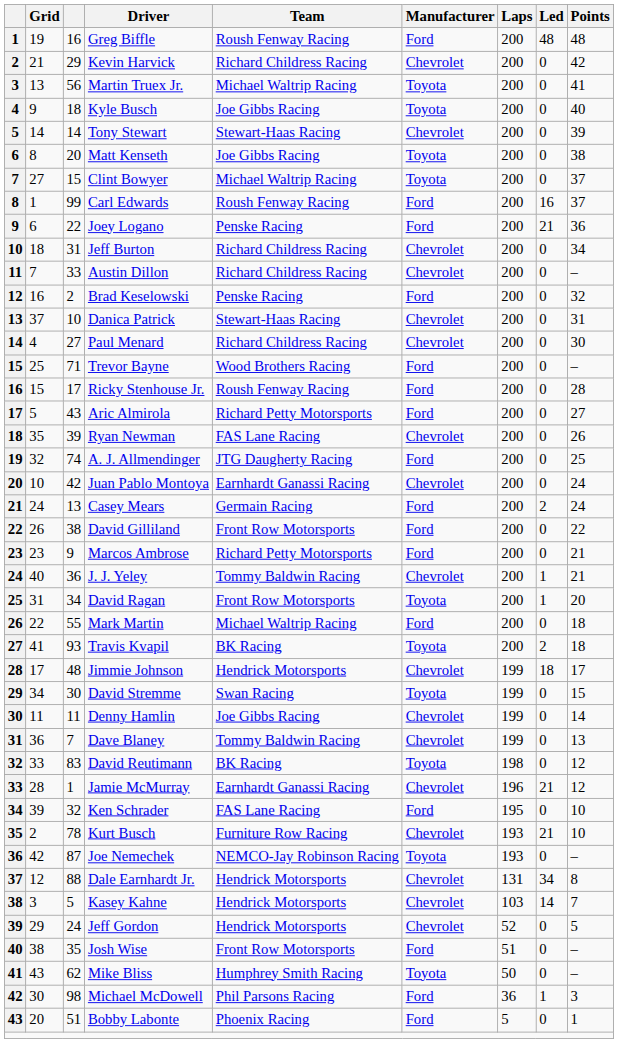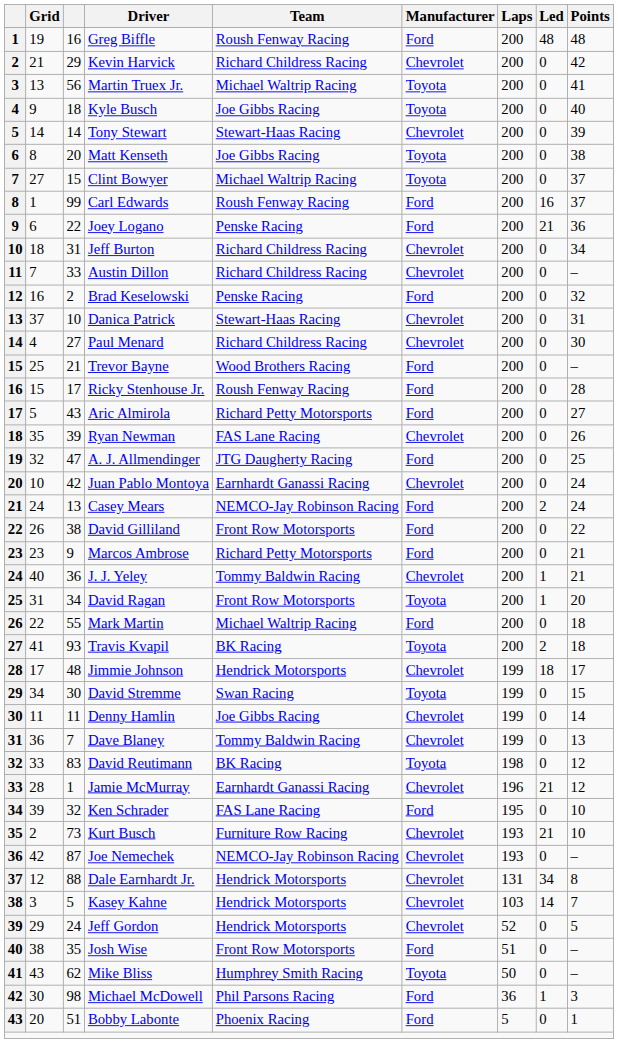(74, 366) 71 -> (74, 366) 21
(74, 459) 74 -> (74, 459) 47
(264, 506) Germain Racing -> (307, 506) NEMCO-Jay Robinson Racing
(74, 833) 78 -> (74, 833) 73
(426, 856) Toyota -> (435, 856) Chevrolet
